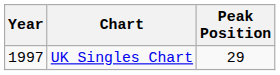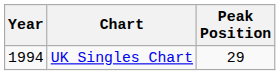(26, 58) 1997 -> (26, 58) 1994
